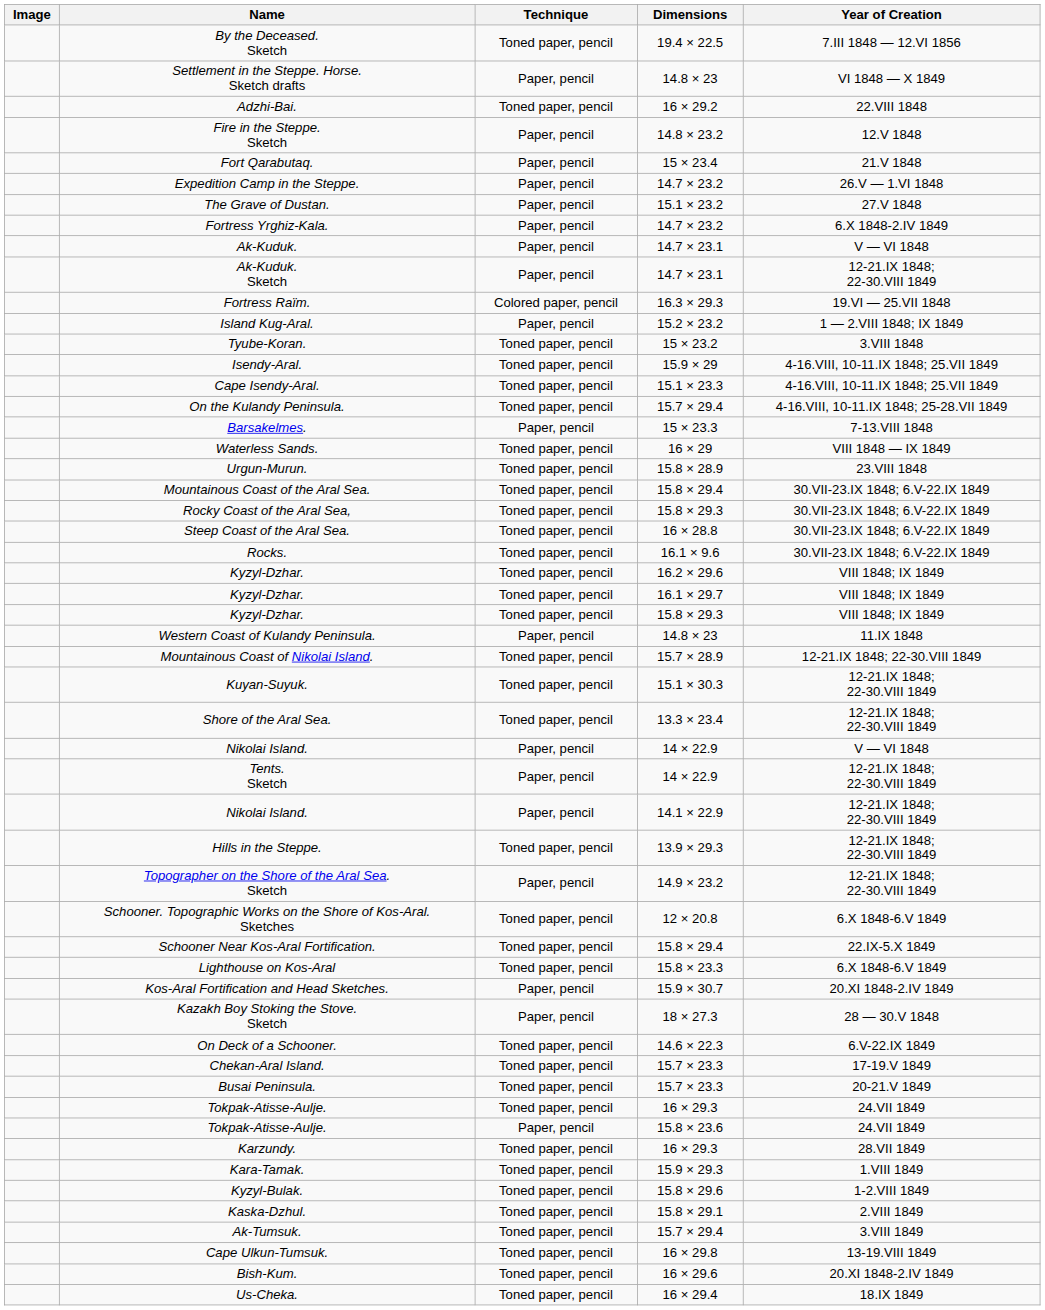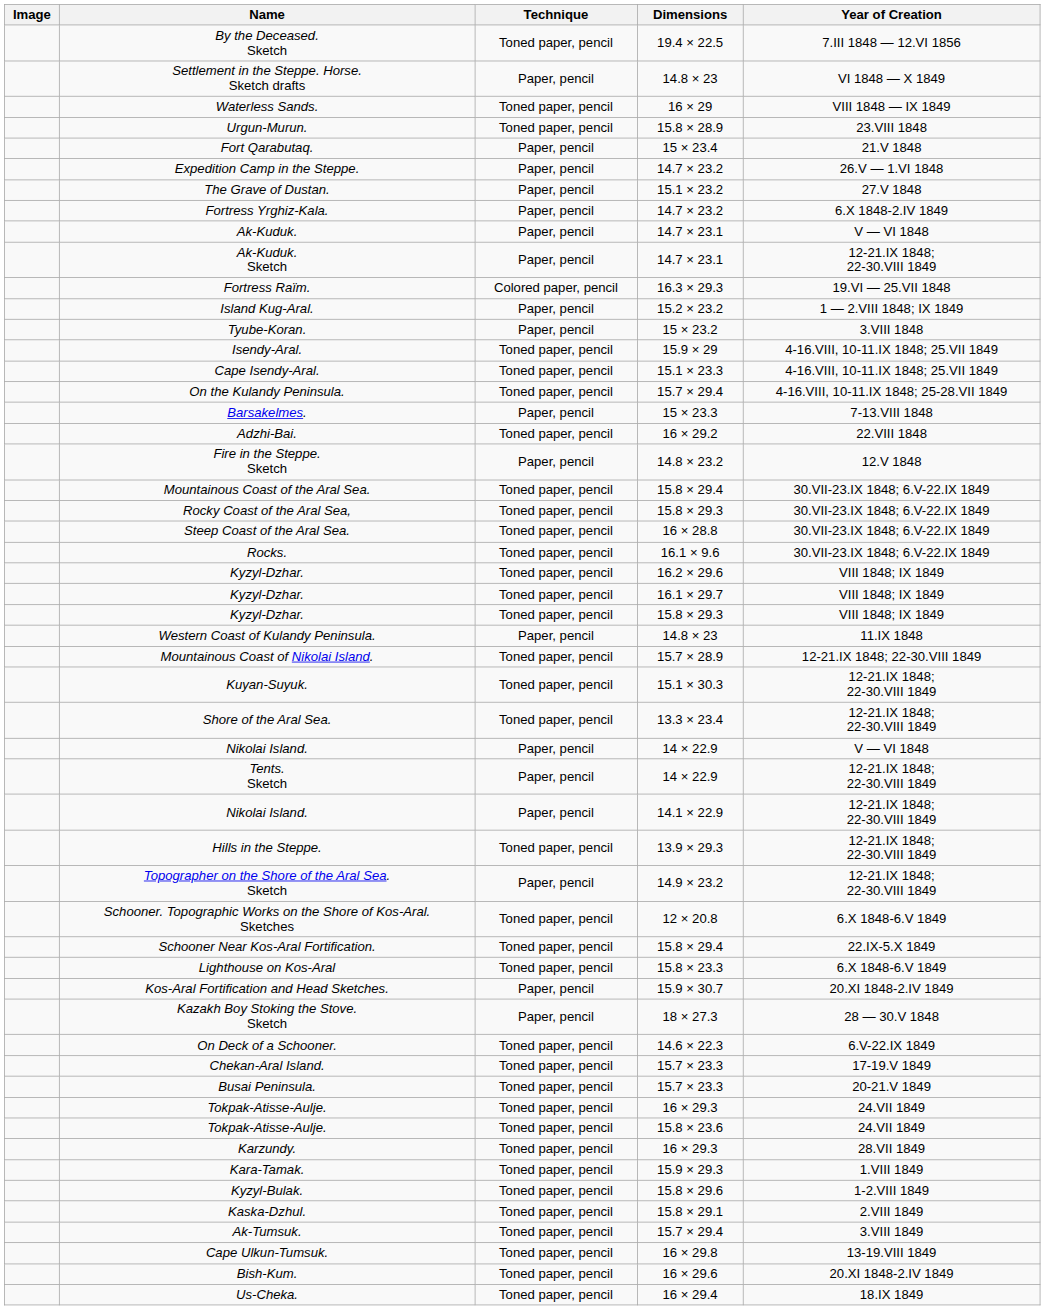rows swapped: (267, 448) <-> (267, 106)
rows swapped: (267, 135) <-> (267, 469)
(556, 344) Toned paper, pencil -> (556, 329) Paper, pencil
(556, 1128) Paper, pencil -> (556, 1128) Toned paper, pencil
